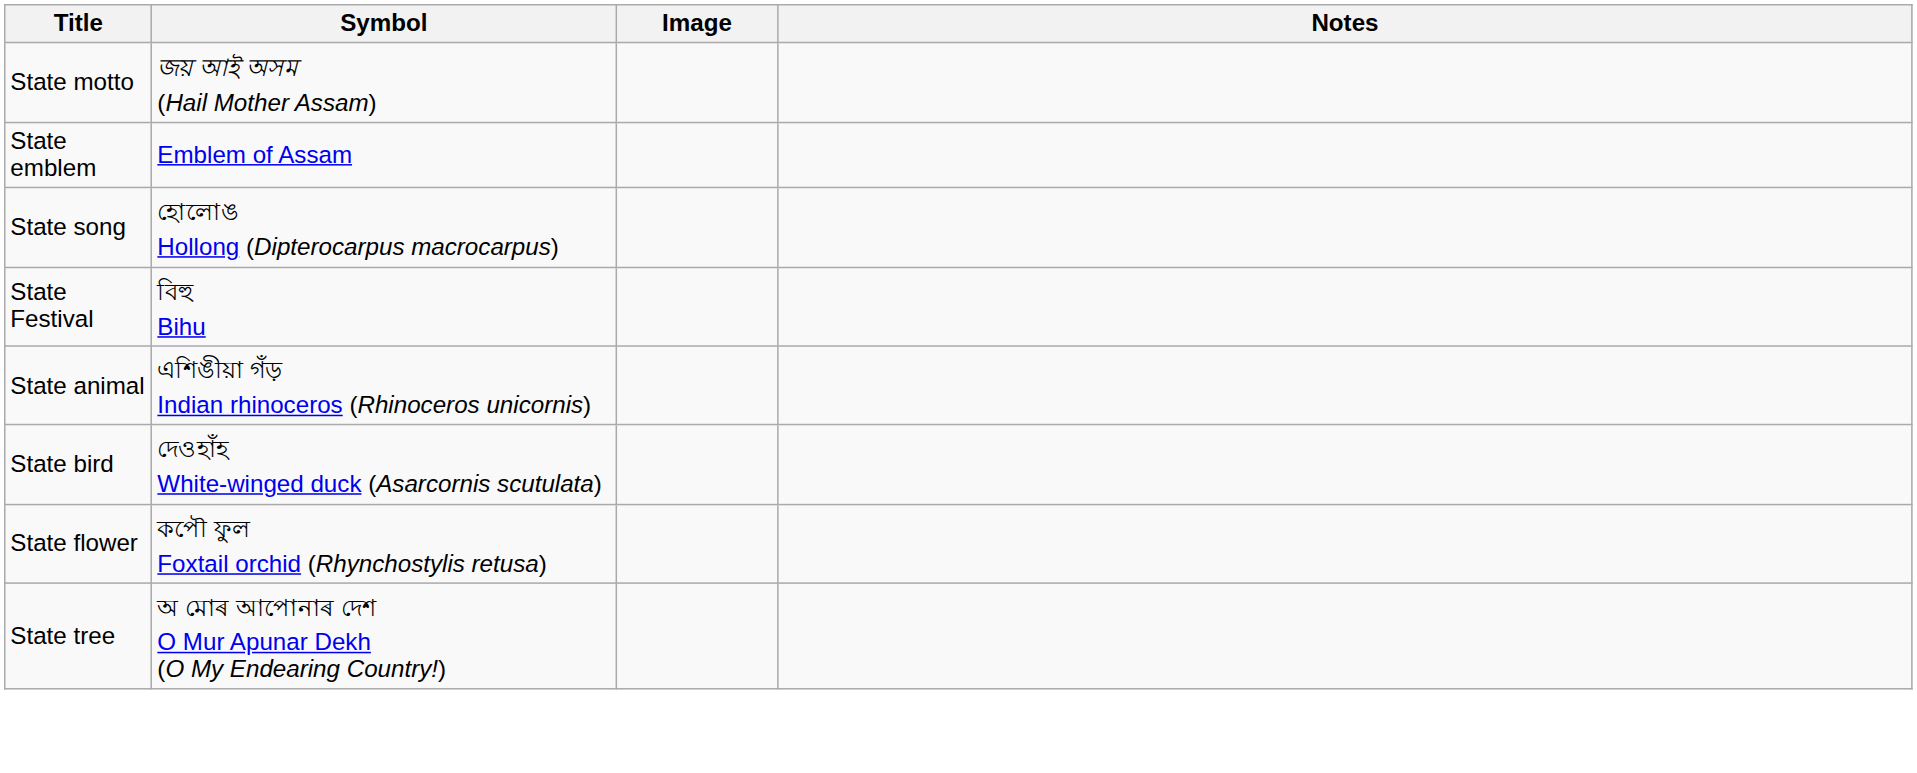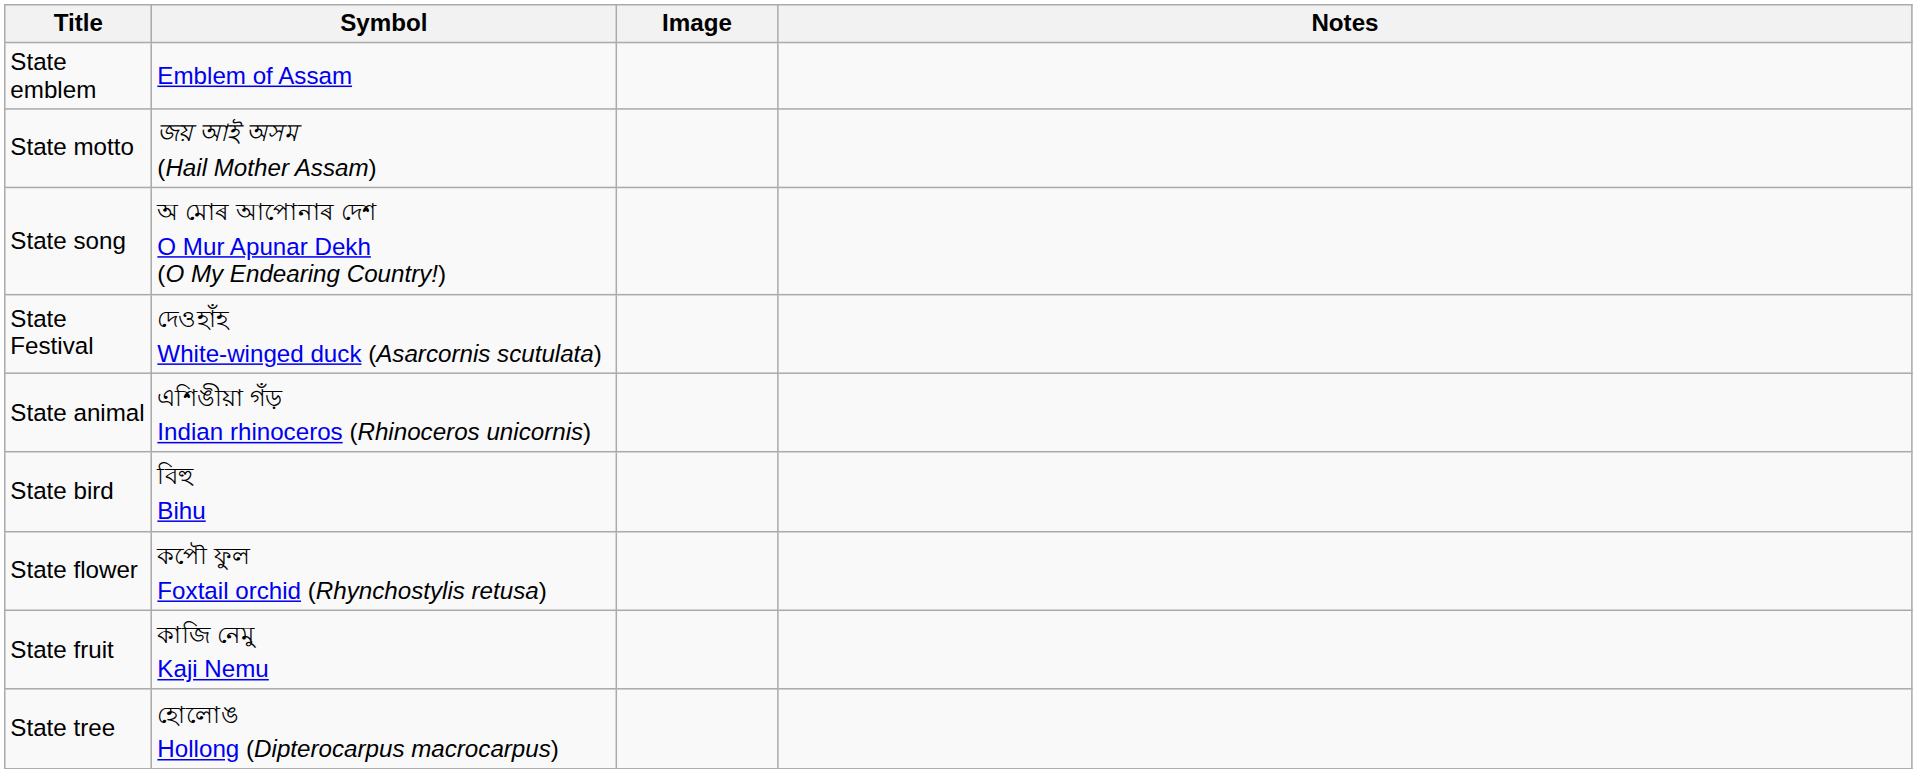rows swapped: (53, 154) <-> (72, 82)
(358, 229) হোলোঙ Hollong (Dipterocarpus macrocarpus) -> (302, 243) অ মোৰ আপোনাৰ দেশ O Mur Apunar Dekh (O My Endearing Country!)
(182, 309) বিহু Bihu -> (380, 336) দেওহাঁহ White-winged duck (Asarcornis scutulata)
(380, 467) দেওহাঁহ White-winged duck (Asarcornis scutulata) -> (182, 494) বিহু Bihu
+ row: (62, 649)
(302, 638) অ মোৰ আপোনাৰ দেশ O Mur Apunar Dekh (O My Endearing Country!) -> (358, 731) হোলোঙ Hollong (Dipterocarpus macrocarpus)
